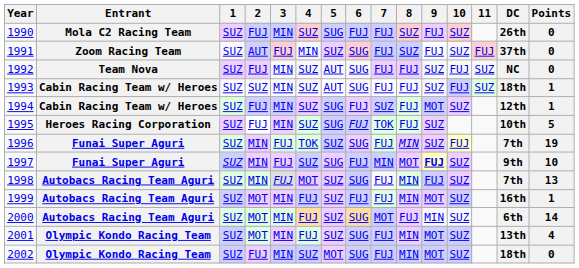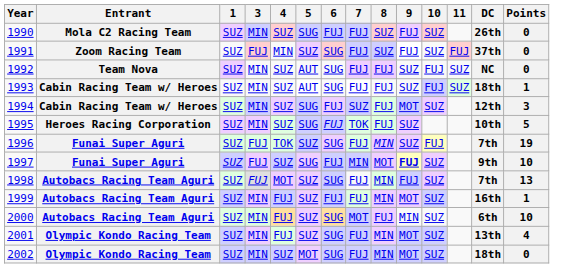- column: (258, 13)
(551, 106) 1 -> (526, 106) 3
(551, 217) 14 -> (526, 217) 10
